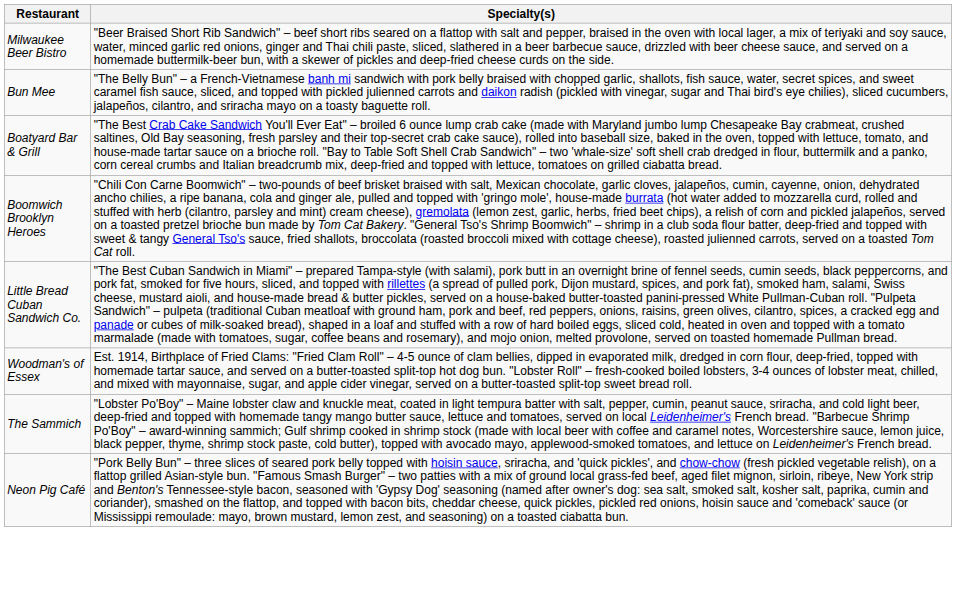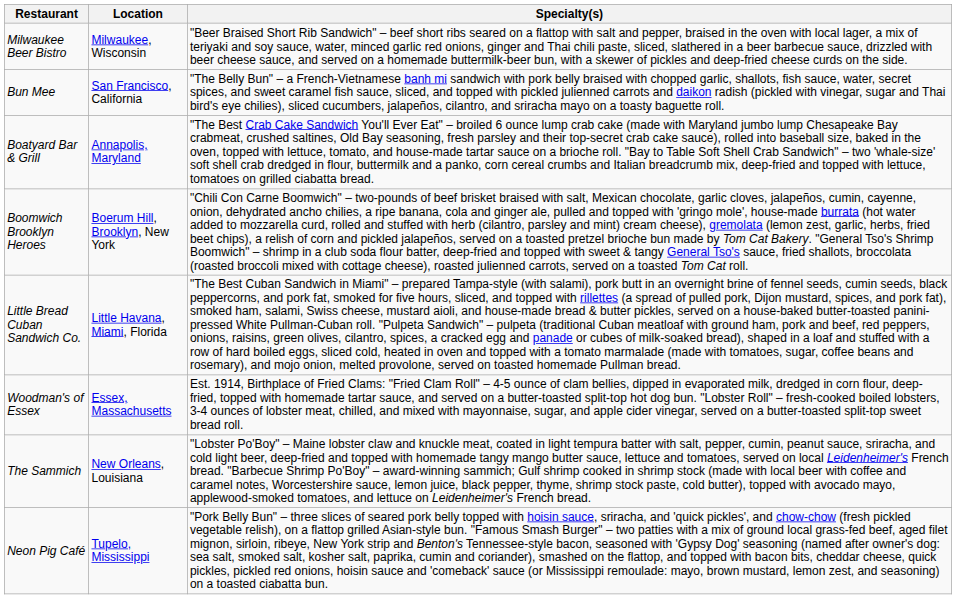+ column: (138, 14)
